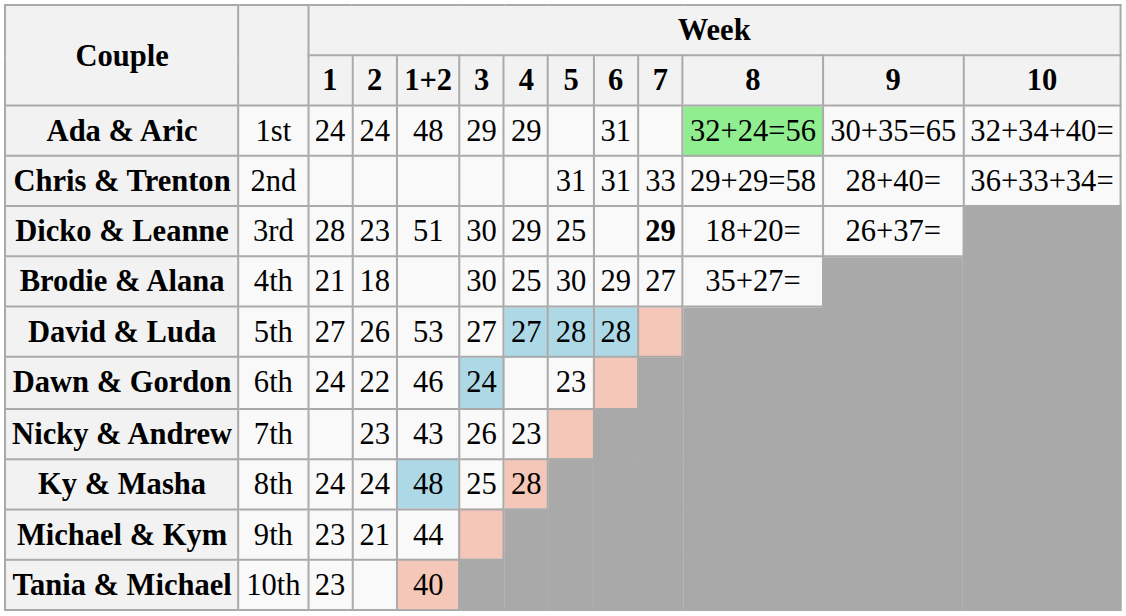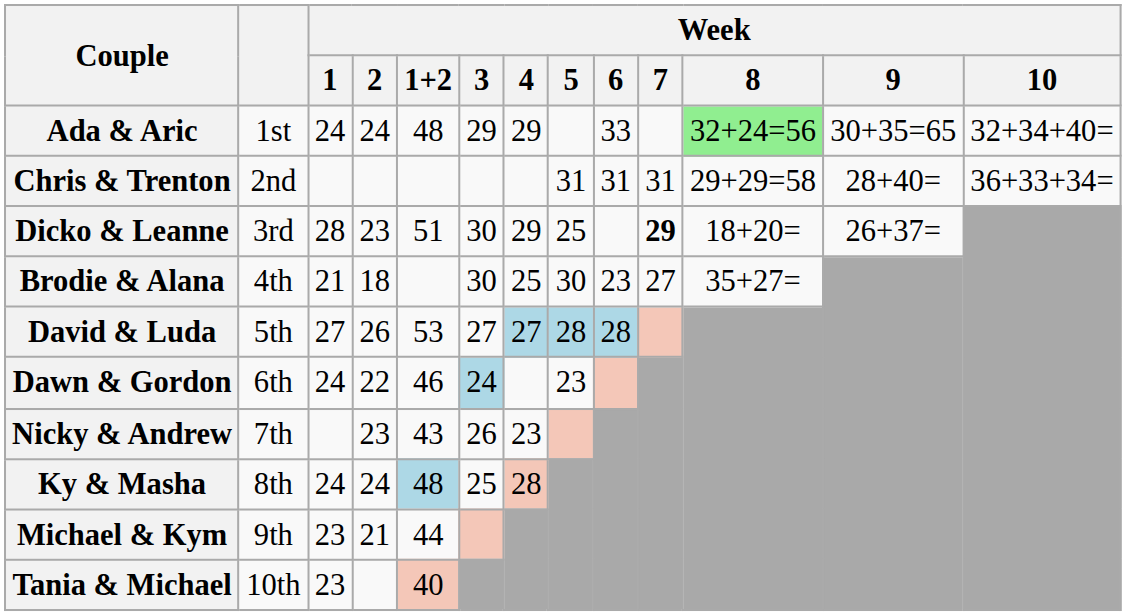(616, 130) 31 -> (616, 130) 33
(660, 181) 33 -> (660, 181) 31
(616, 281) 29 -> (616, 281) 23
